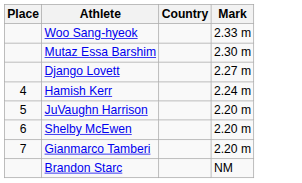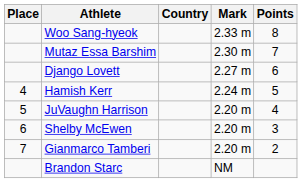+ column: (275, 14)
